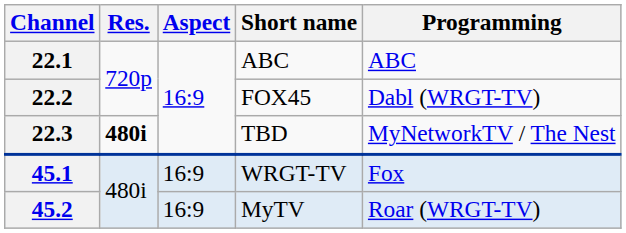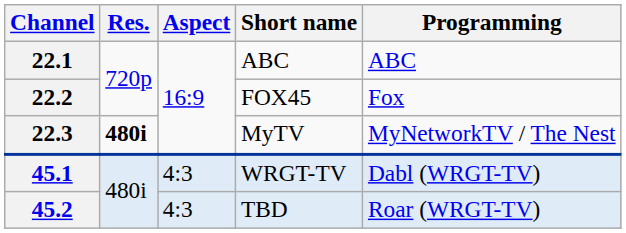(454, 97) Dabl (WRGT-TV) -> (386, 97) Fox
(264, 134) TBD -> (273, 134) MyTV
(184, 172) 16:9 -> (178, 172) 4:3
(386, 172) Fox -> (454, 172) Dabl (WRGT-TV)
(184, 209) 16:9 -> (178, 209) 4:3
(273, 209) MyTV -> (264, 209) TBD
